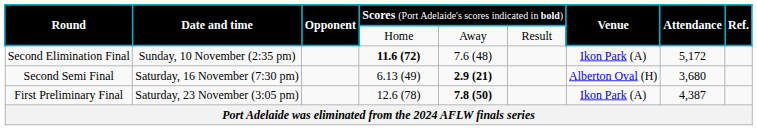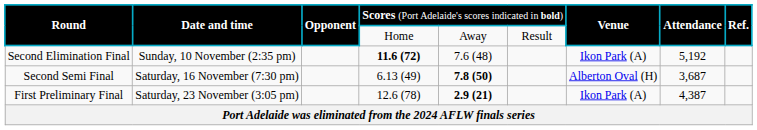(692, 56) 5,172 -> (692, 56) 5,192
(473, 75) 2.9 (21) -> (473, 75) 7.8 (50)
(692, 75) 3,680 -> (692, 75) 3,687
(473, 95) 7.8 (50) -> (473, 95) 2.9 (21)
